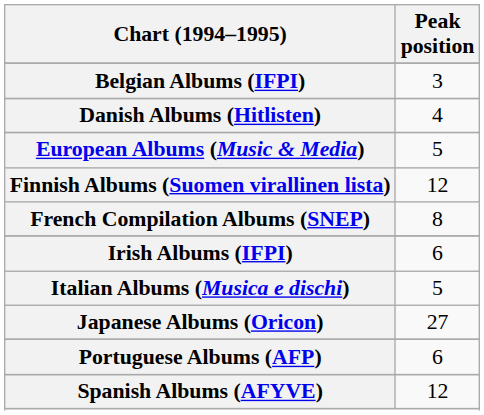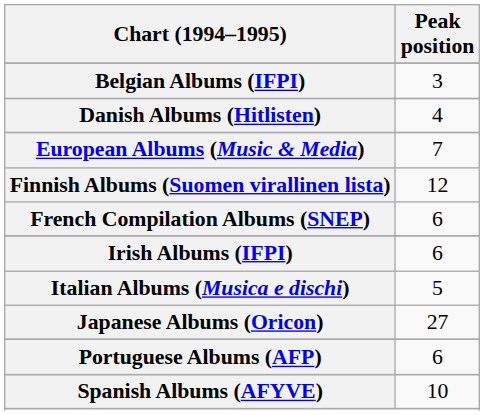(438, 149) 5 -> (438, 149) 7
(438, 218) 8 -> (438, 218) 6
(438, 391) 12 -> (438, 391) 10
